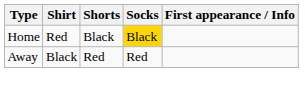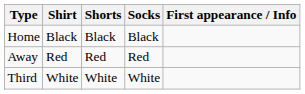(57, 36) Red -> (62, 36) Black
(142, 36) gold background -> (143, 36) no background
(62, 57) Black -> (57, 57) Red
+ row: (22, 78)
